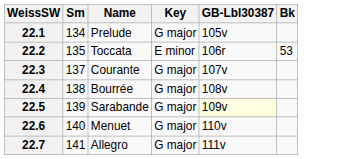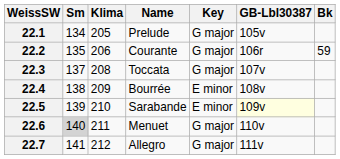+ column: (107, 13)
(111, 51) Toccata -> (153, 51) Courante
(175, 51) E minor -> (213, 51) G major
(286, 51) 53 -> (324, 51) 59
(115, 70) Courante -> (149, 70) Toccata
(175, 88) G major -> (212, 88) E minor
(175, 107) G major -> (212, 107) E minor
(76, 126) no background -> (76, 126) lightgrey background
